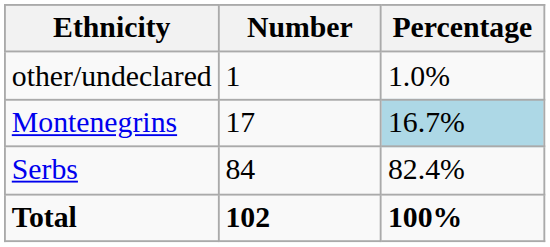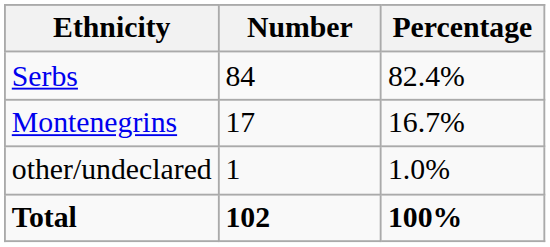rows swapped: (45, 169) <-> (112, 75)
(426, 122) lightblue background -> (426, 122) no background
